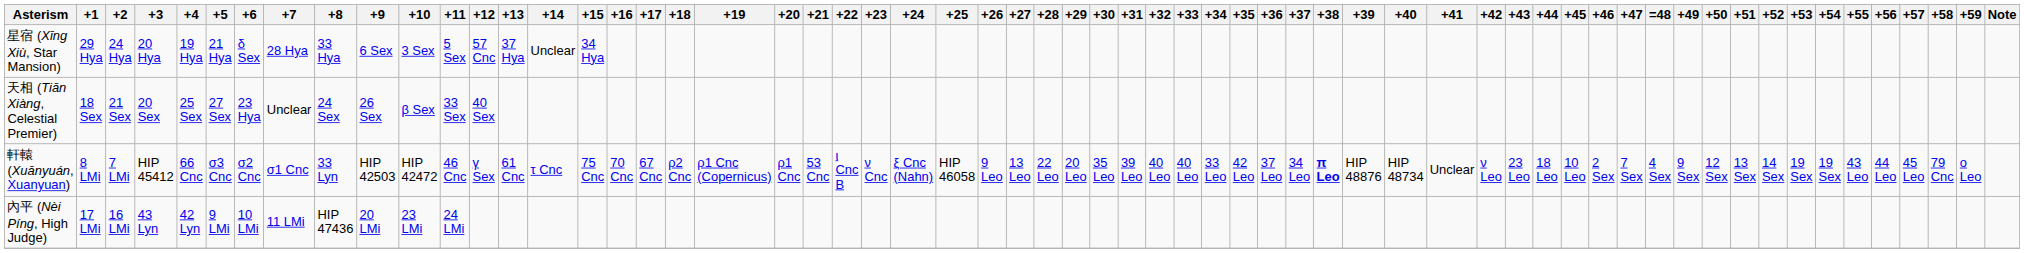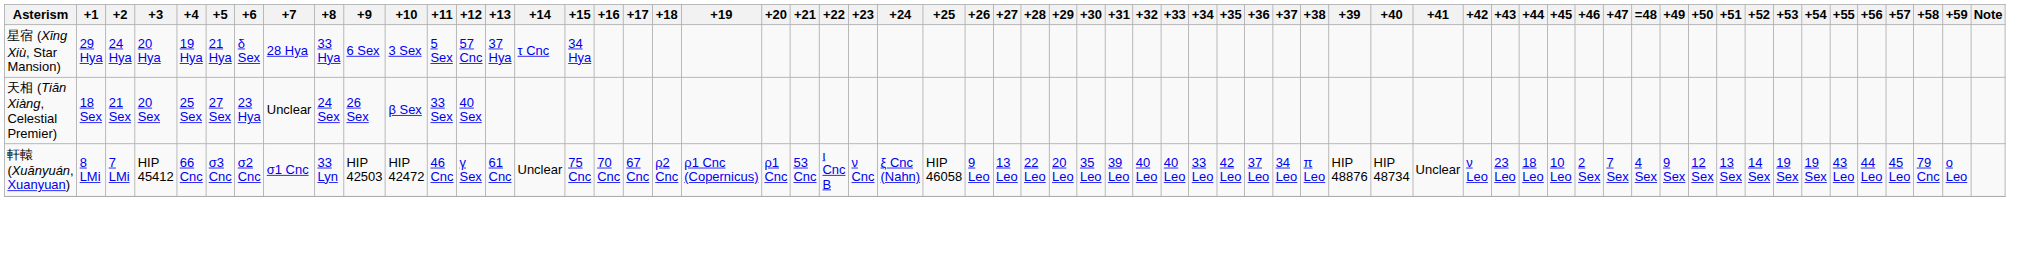(553, 51) Unclear -> (533, 51) τ Cnc
(546, 169) τ Cnc -> (540, 169) Unclear
(1328, 169) bold -> (1314, 169) normal
- row: (38, 222)
